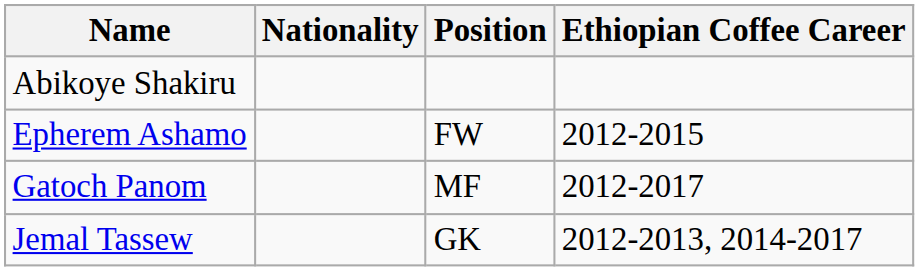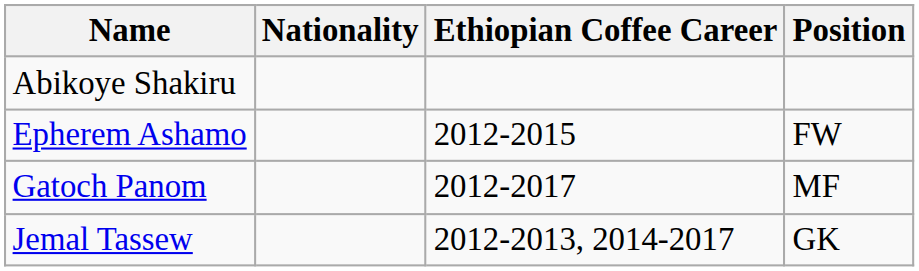columns swapped: (490, 30) <-> (734, 30)
